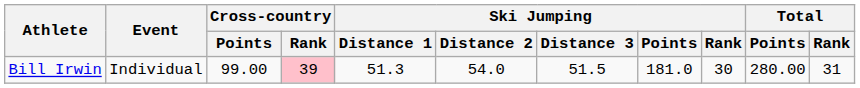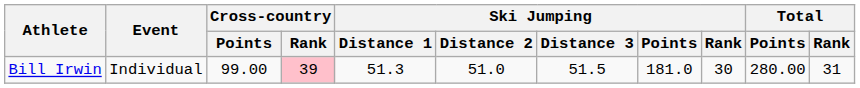(486, 70) 54.0 -> (486, 70) 51.0
